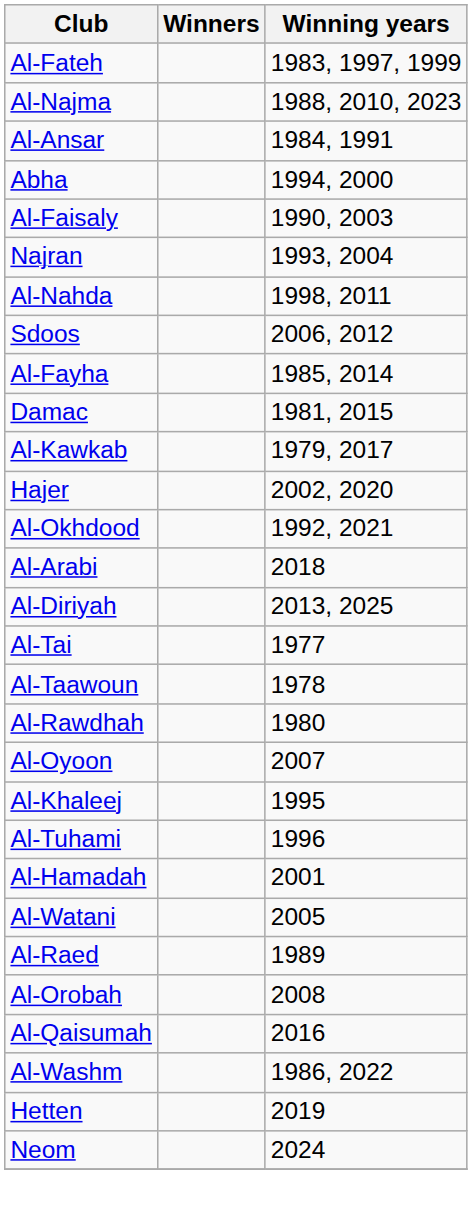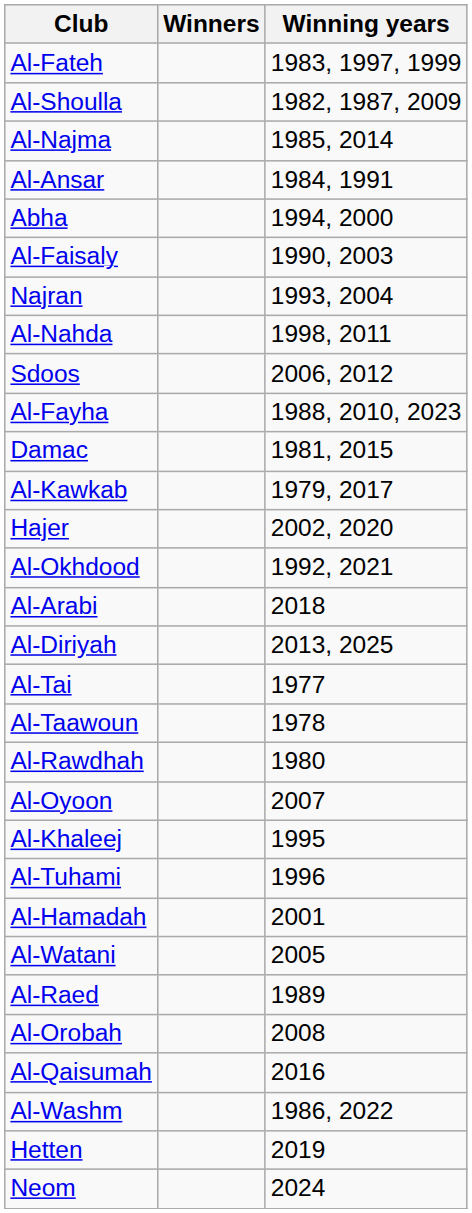+ row: (66, 101)
(366, 101) 1988, 2010, 2023 -> (332, 140) 1985, 2014
(332, 373) 1985, 2014 -> (366, 412) 1988, 2010, 2023
